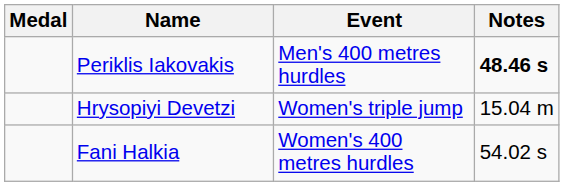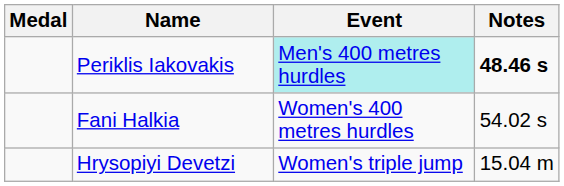(359, 64) no background -> (359, 64) paleturquoise background
rows swapped: (156, 108) <-> (128, 152)
